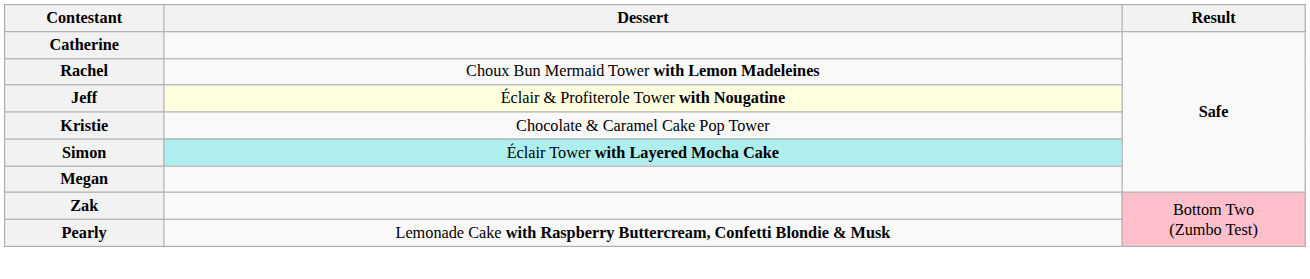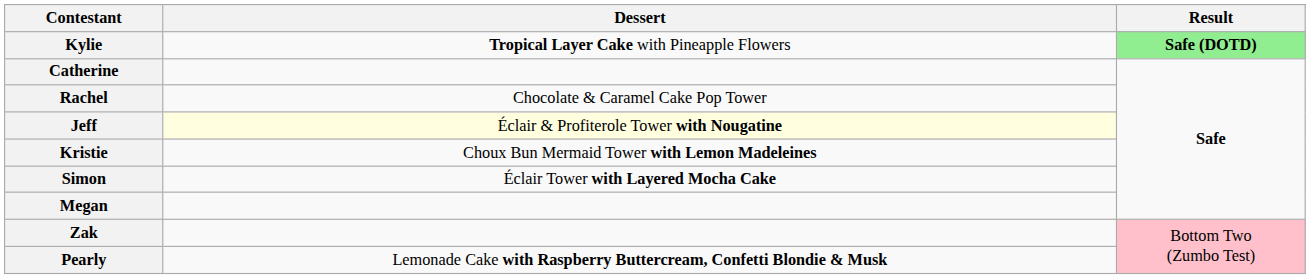+ row: (84, 45)
(643, 71) Choux Bun Mermaid Tower with Lemon Madeleines -> (640, 98) Chocolate & Caramel Cake Pop Tower
(643, 125) Chocolate & Caramel Cake Pop Tower -> (640, 152) Choux Bun Mermaid Tower with Lemon Madeleines
(643, 152) paleturquoise background -> (640, 179) no background
